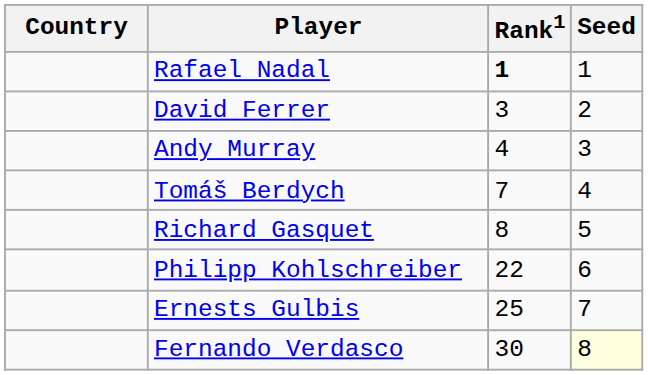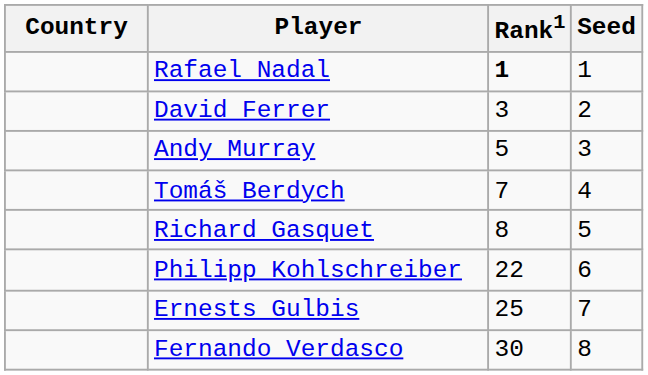(502, 151) 4 -> (502, 151) 5
(585, 350) lightyellow background -> (585, 350) no background
